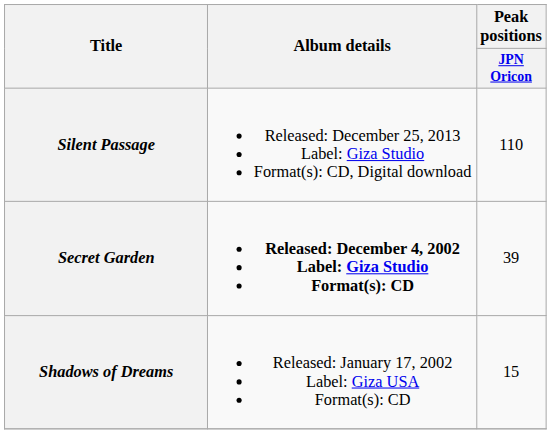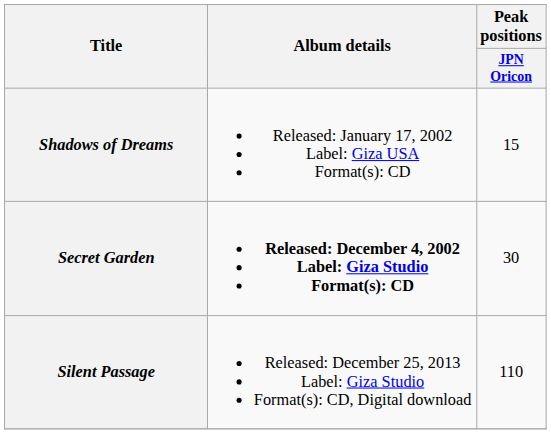rows swapped: (106, 371) <-> (106, 144)
(511, 258) 39 -> (511, 258) 30
